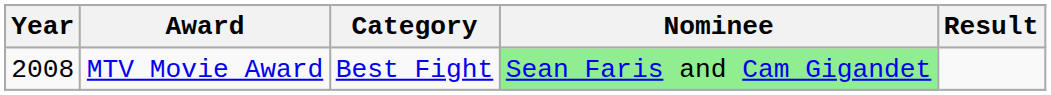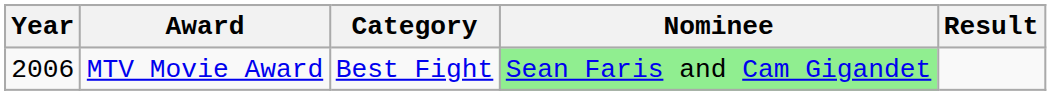(43, 69) 2008 -> (43, 69) 2006
